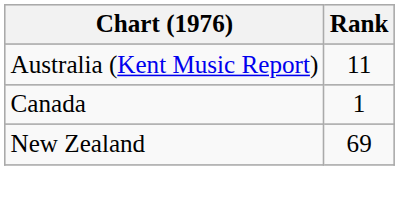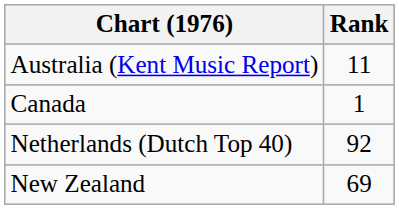+ row: (151, 143)
